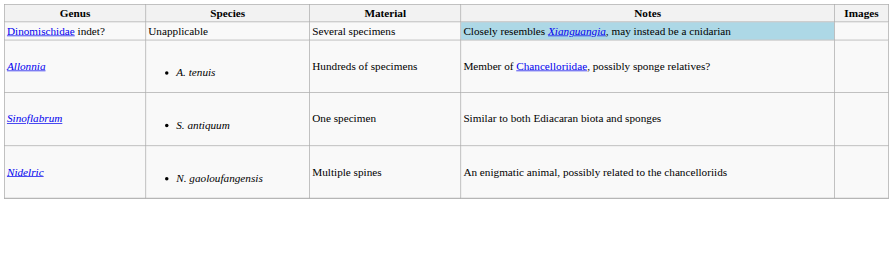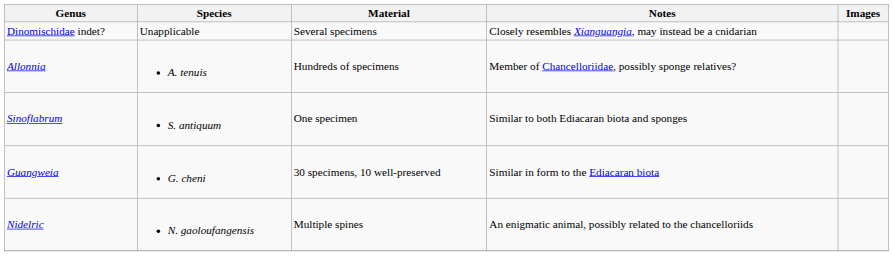(597, 31) lightblue background -> (623, 31) no background
+ row: (33, 171)
